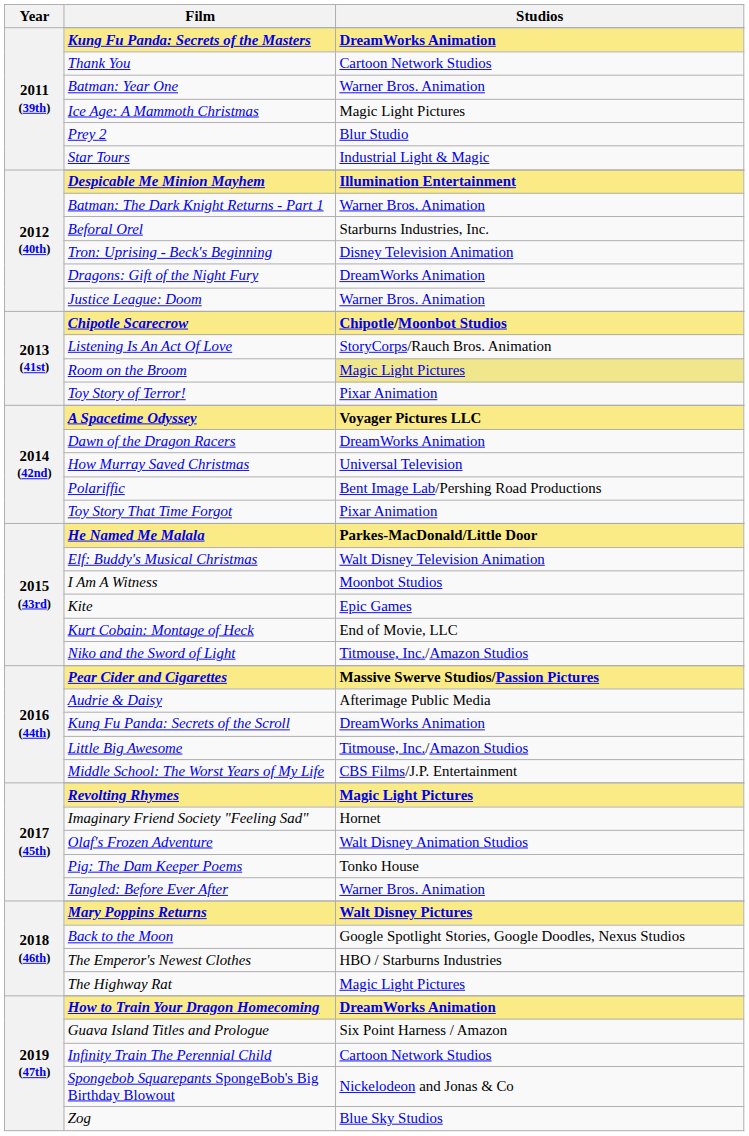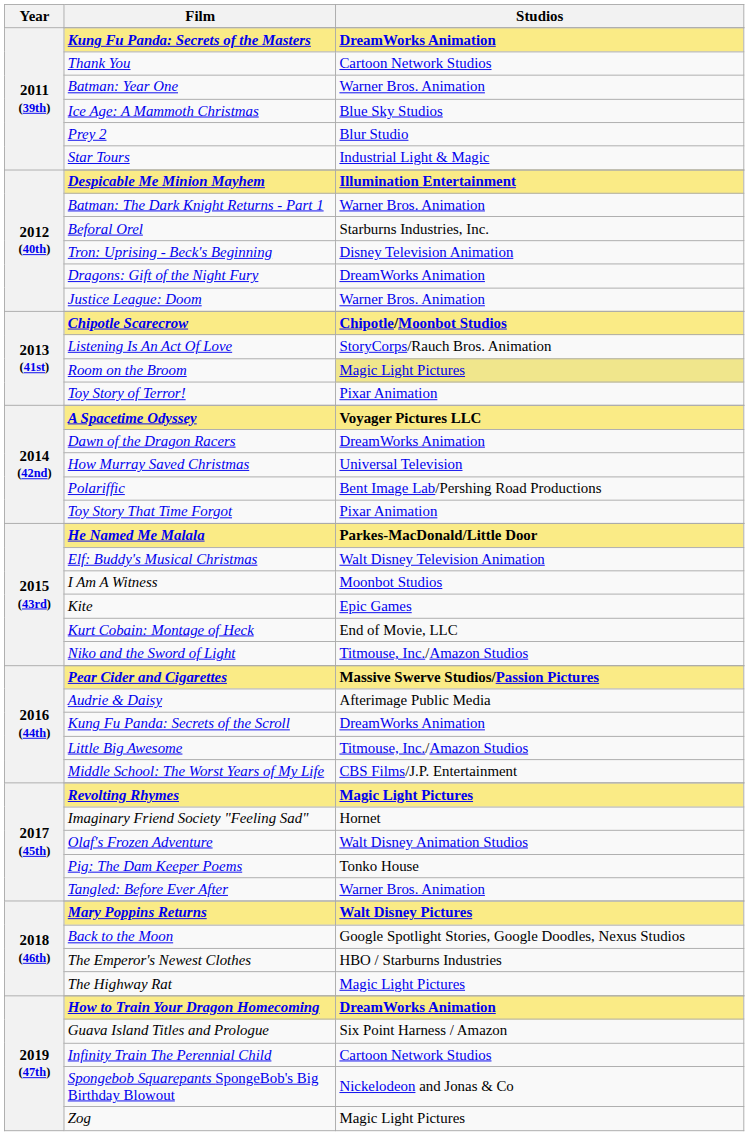(402, 110) Magic Light Pictures -> (391, 110) Blue Sky Studios
(391, 1118) Blue Sky Studios -> (402, 1118) Magic Light Pictures
